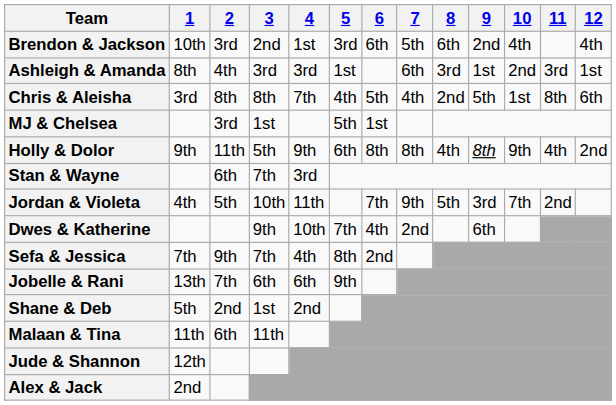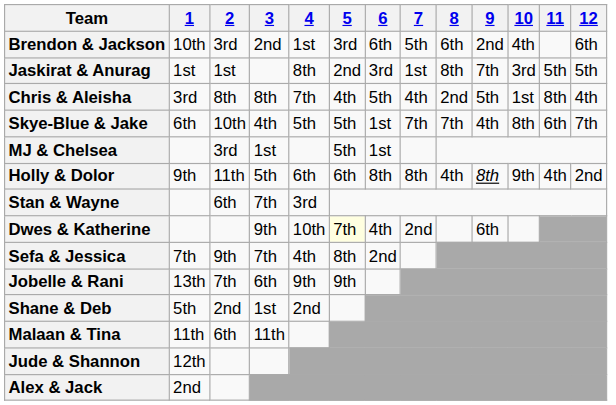(591, 45) 4th -> (586, 45) 6th
- row: (87, 71)
+ row: (80, 71)
(591, 97) 6th -> (586, 97) 4th
+ row: (78, 124)
(305, 150) 9th -> (304, 177) 6th
- row: (74, 203)
(345, 229) no background -> (345, 229) lightyellow background
(305, 282) 6th -> (304, 282) 9th
